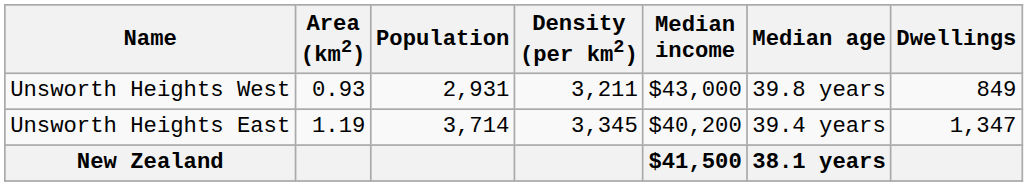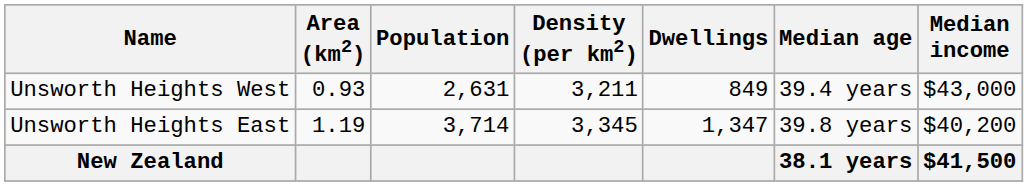columns swapped: (956, 39) <-> (695, 39)
(476, 91) 2,931 -> (476, 91) 2,631
(819, 91) 39.8 years -> (846, 91) 39.4 years
(819, 127) 39.4 years -> (846, 127) 39.8 years
